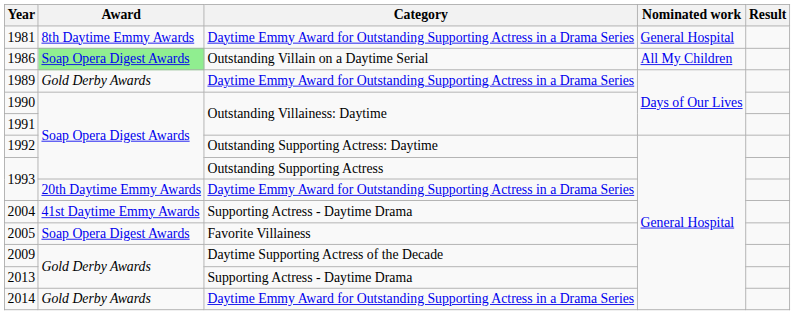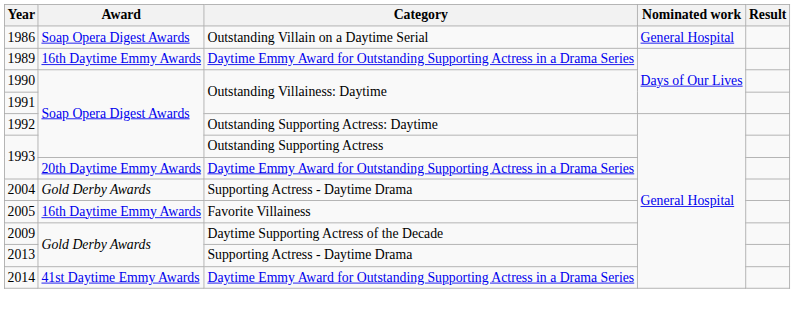- row: (21, 37)
(116, 59) lightgreen background -> (116, 37) no background
(686, 59) All My Children -> (687, 37) General Hospital
(96, 80) Gold Derby Awards -> (121, 59) 16th Daytime Emmy Awards
(121, 211) 41st Daytime Emmy Awards -> (96, 189) Gold Derby Awards
(116, 233) Soap Opera Digest Awards -> (121, 211) 16th Daytime Emmy Awards
(96, 299) Gold Derby Awards -> (121, 277) 41st Daytime Emmy Awards
